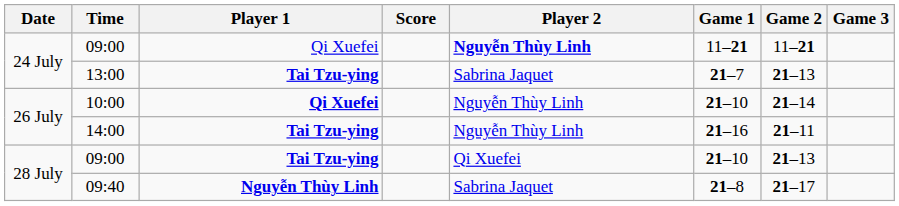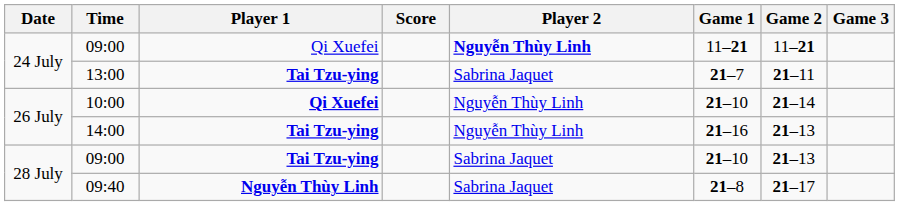(794, 74) 21–13 -> (794, 74) 21–11
(794, 131) 21–11 -> (794, 131) 21–13
(487, 159) Qi Xuefei -> (503, 159) Sabrina Jaquet
